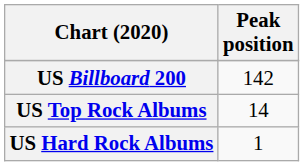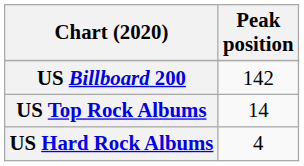(258, 143) 1 -> (258, 143) 4
